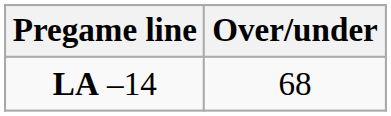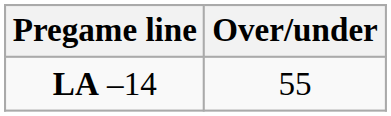(295, 83) 68 -> (295, 83) 55
